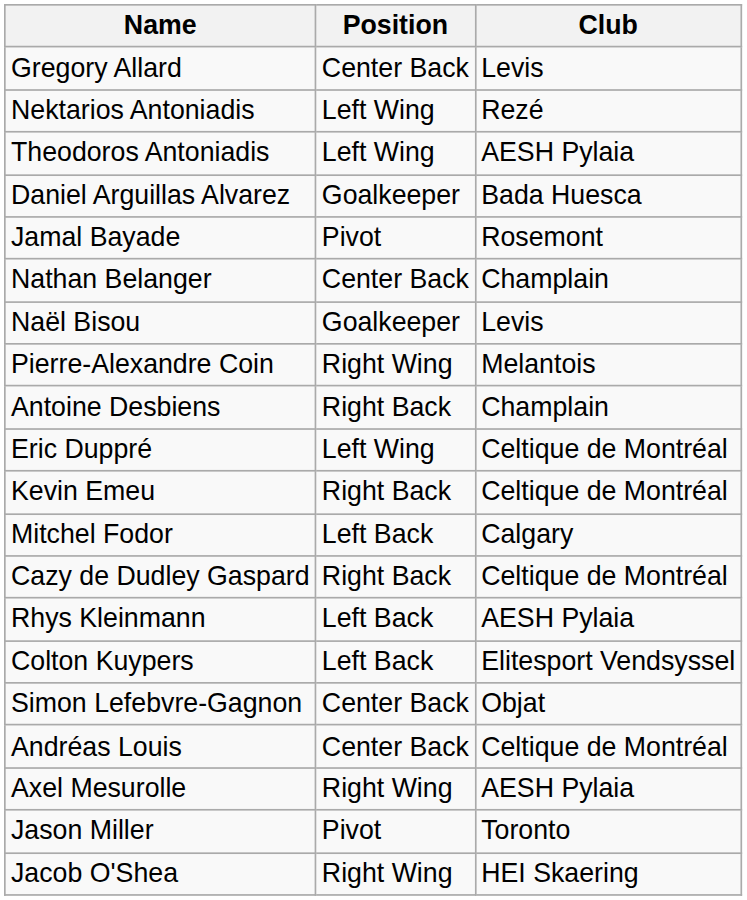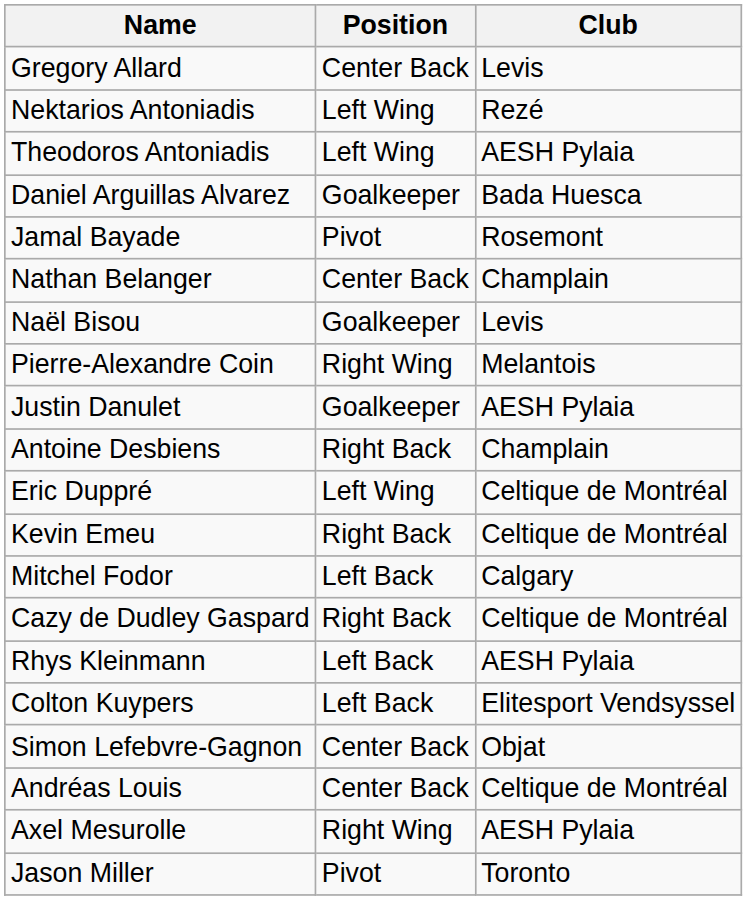+ row: (96, 407)
- row: (95, 873)
